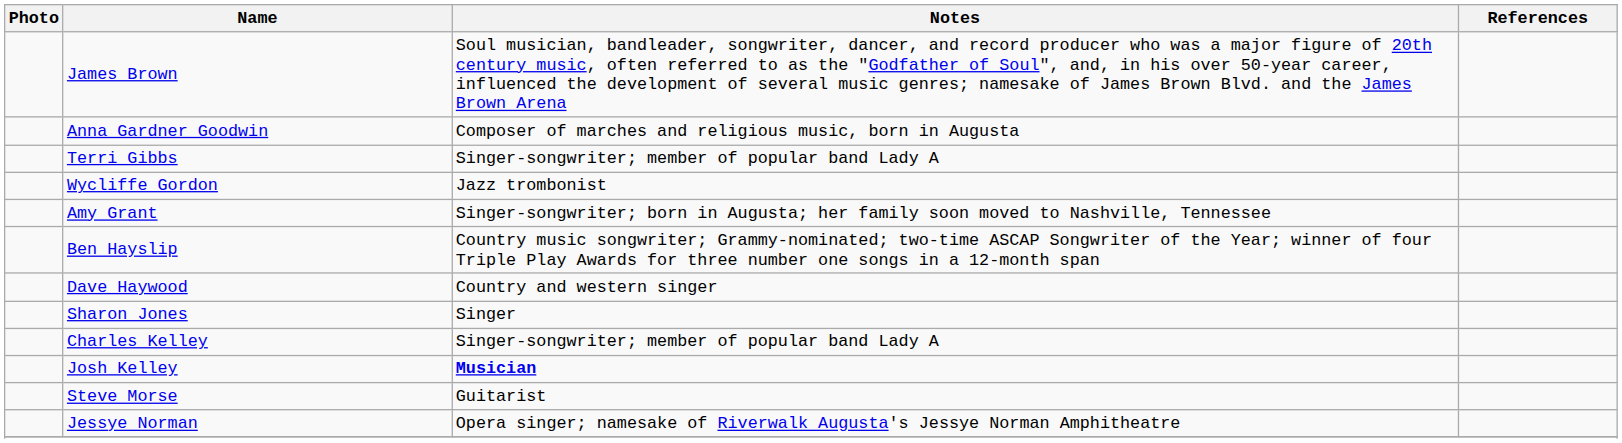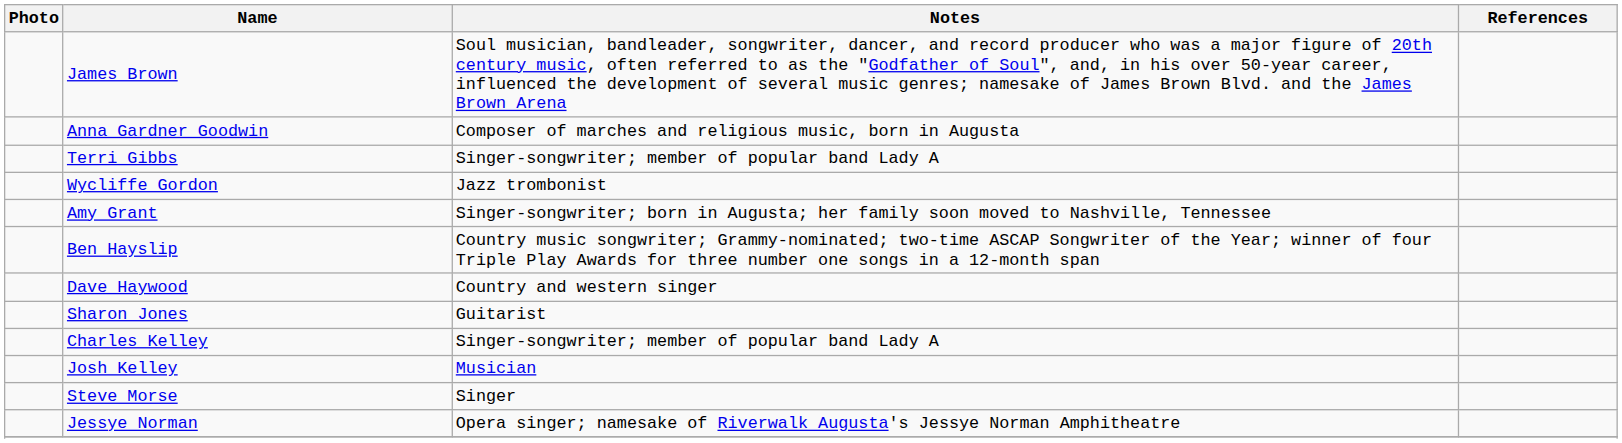(486, 314) Singer -> (501, 314) Guitarist
(496, 369) bold -> (496, 369) normal
(501, 396) Guitarist -> (486, 396) Singer
